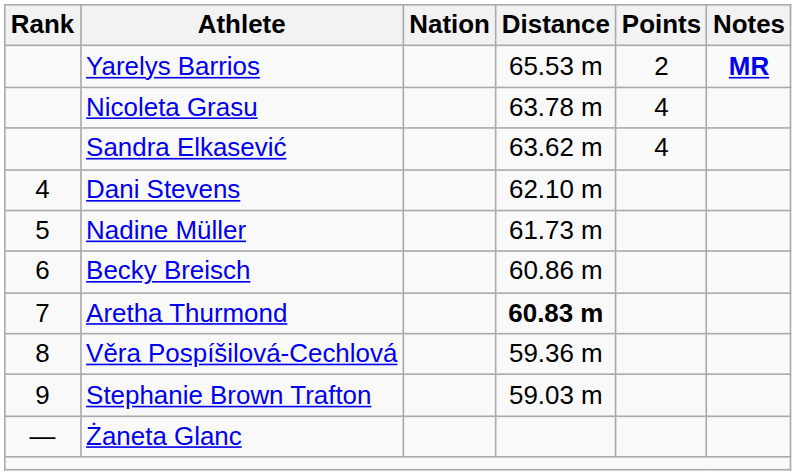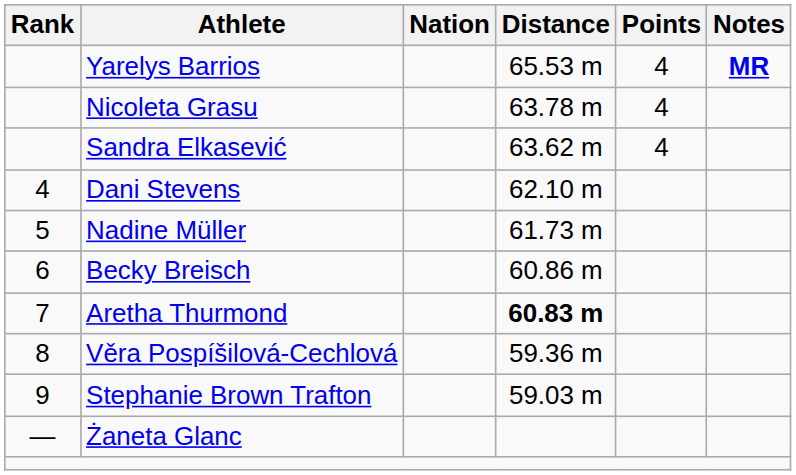(661, 66) 2 -> (661, 66) 4
